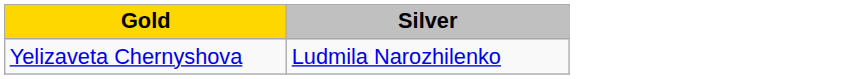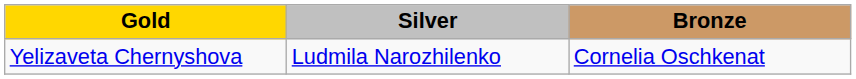+ column: (710, 21)
